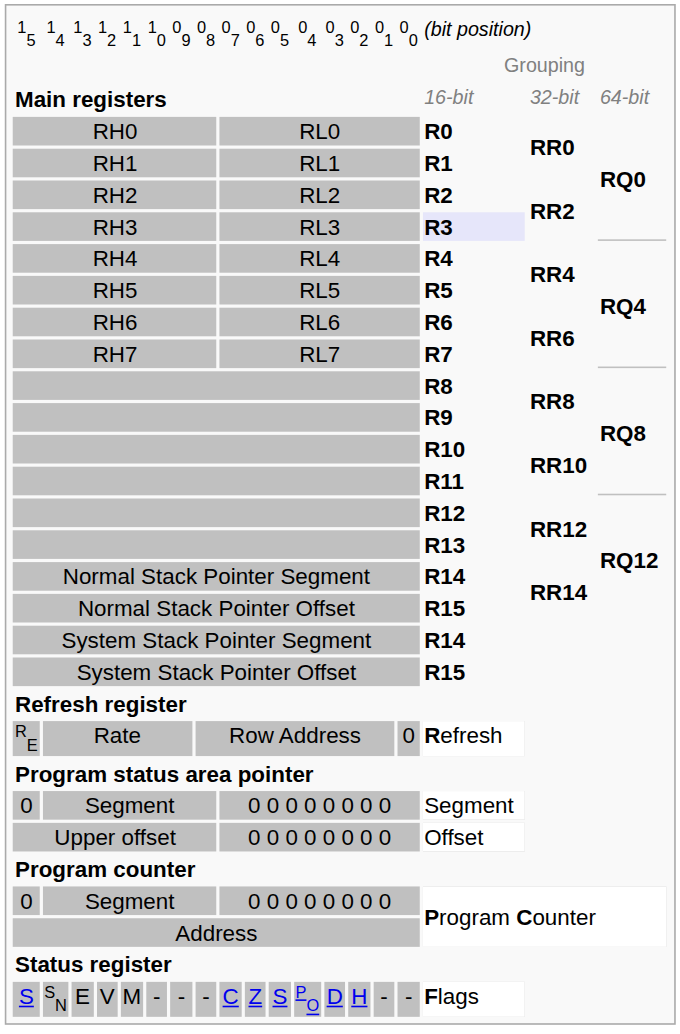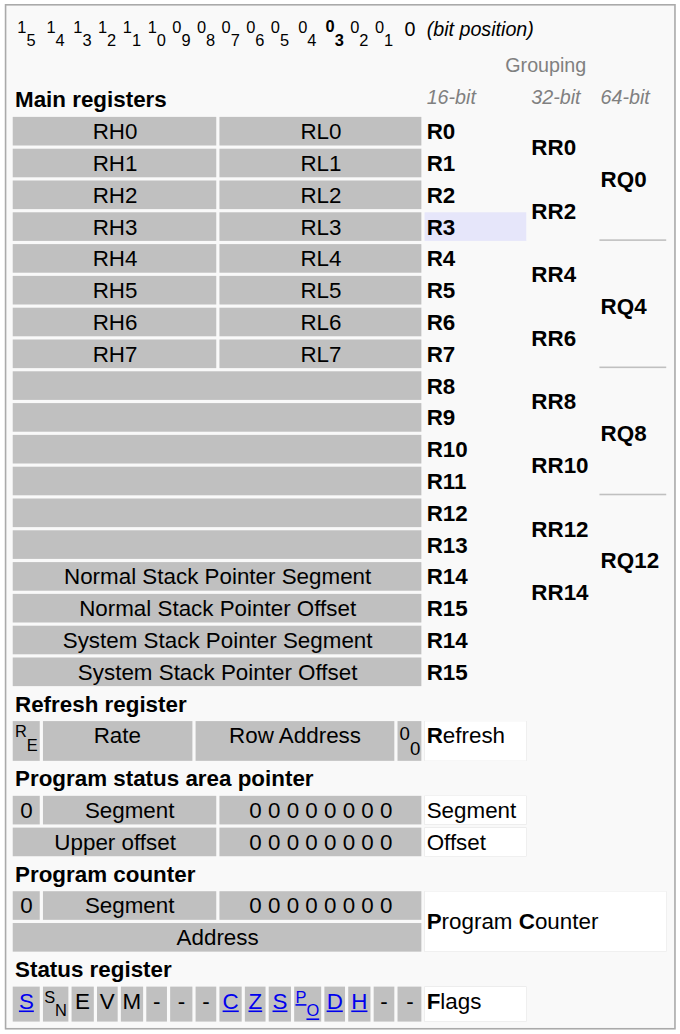(335, 34) normal -> (335, 34) bold
(409, 34) 00 -> (410, 29) 0
(409, 736) 0 -> (410, 741) 00
